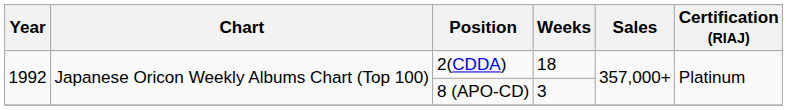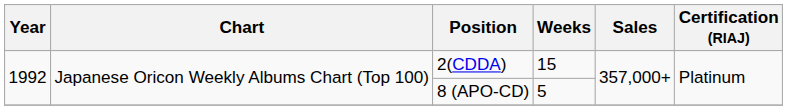(547, 64) 18 -> (547, 64) 15
(542, 91) 3 -> (542, 91) 5
